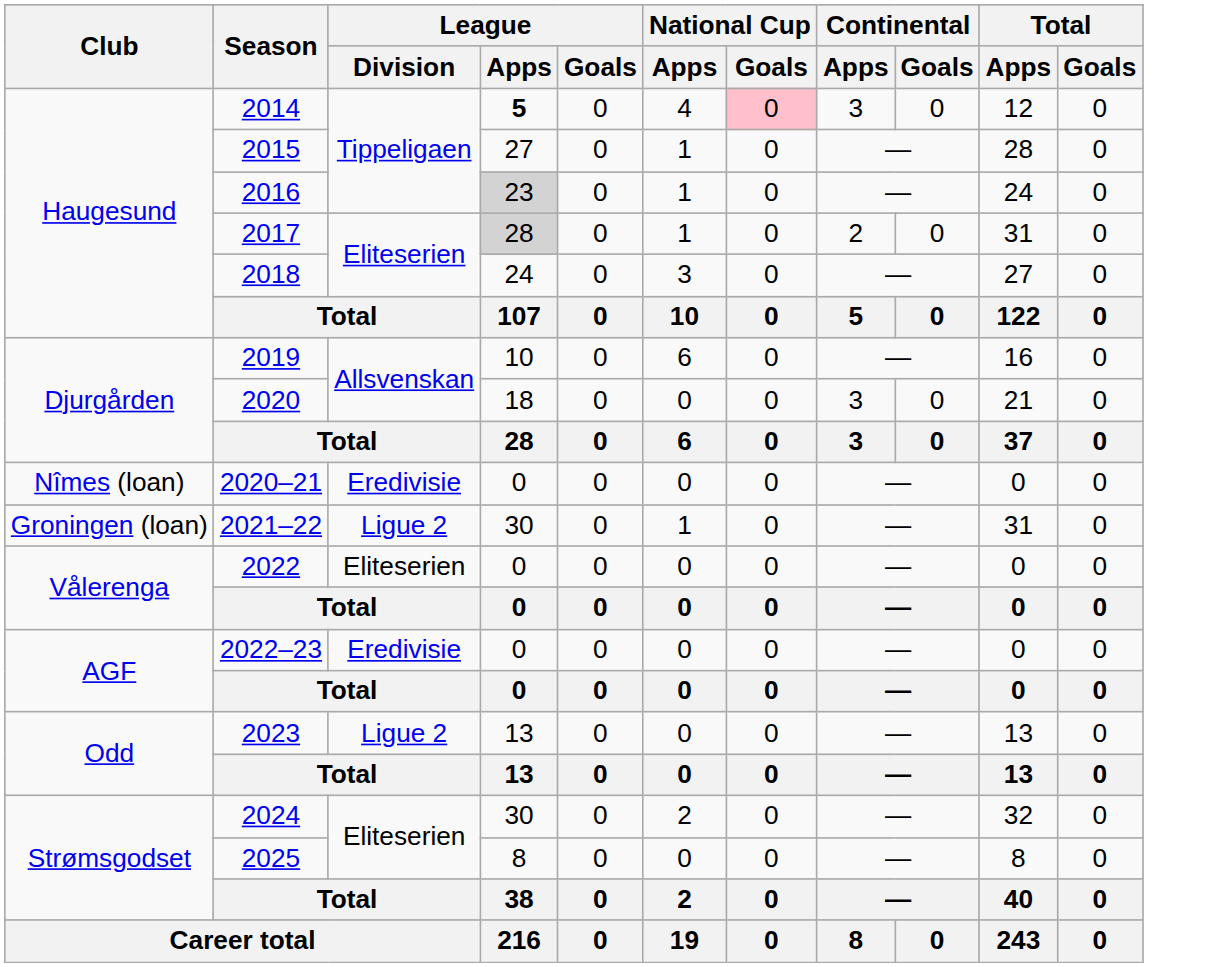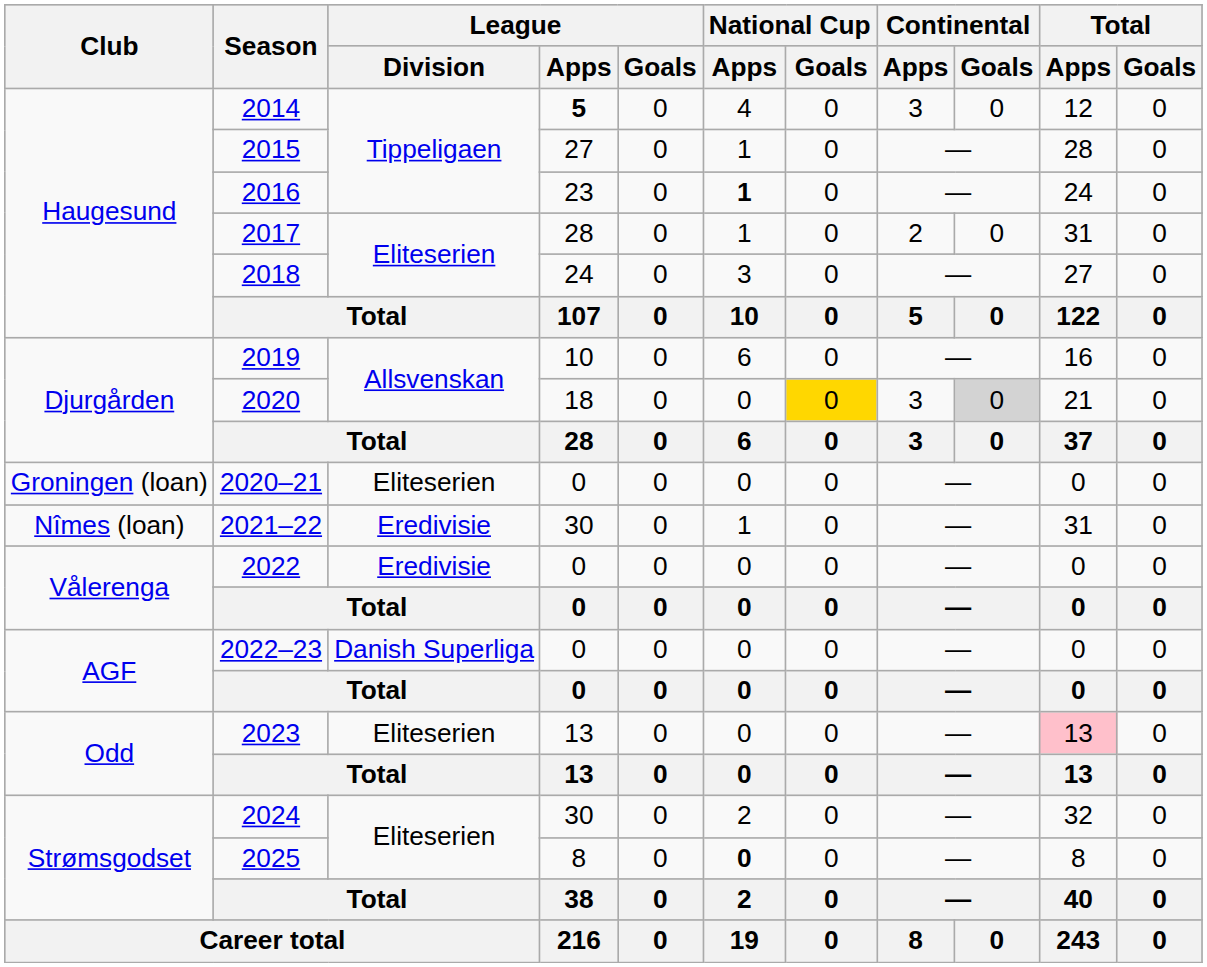(771, 108) pink background -> (831, 108) no background
(519, 191) lightgrey background -> (579, 191) no background
(684, 191) normal -> (744, 191) bold
(519, 233) lightgrey background -> (579, 233) no background
(771, 399) no background -> (831, 399) gold background
(937, 399) no background -> (997, 399) lightgrey background
(109, 483) Nîmes (loan) -> (109, 483) Groningen (loan)
(404, 483) Eredivisie -> (434, 483) Eliteserien
(109, 524) Groningen (loan) -> (109, 524) Nîmes (loan)
(404, 524) Ligue 2 -> (434, 524) Eredivisie
(404, 566) Eliteserien -> (434, 566) Eredivisie
(404, 649) Eredivisie -> (434, 649) Danish Superliga
(404, 732) Ligue 2 -> (434, 732) Eliteserien
(1018, 732) no background -> (1078, 732) pink background
(684, 857) normal -> (744, 857) bold
